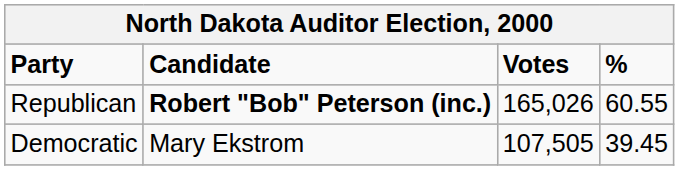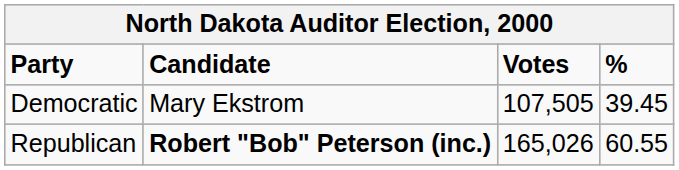rows swapped: (73, 104) <-> (74, 143)
